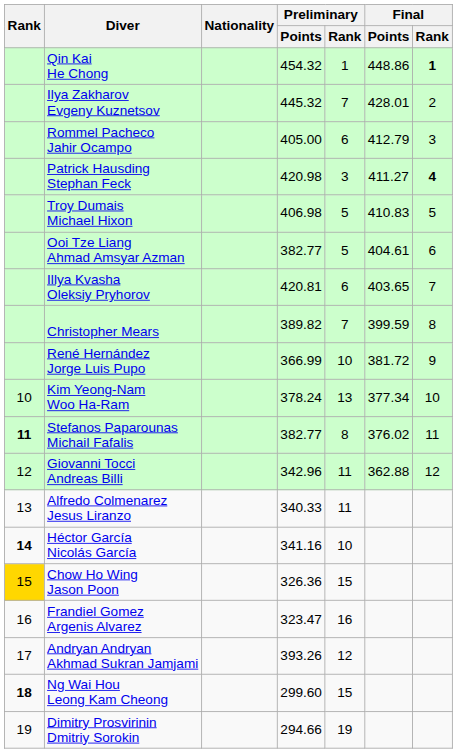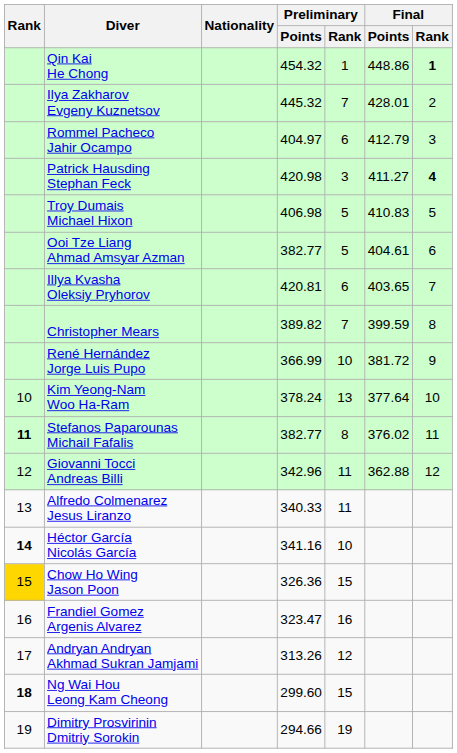(301, 139) 405.00 -> (301, 139) 404.97
(389, 397) 377.34 -> (389, 397) 377.64
(301, 655) 393.26 -> (301, 655) 313.26
